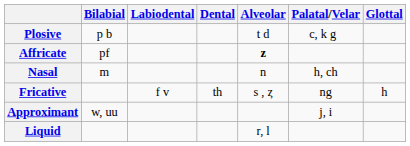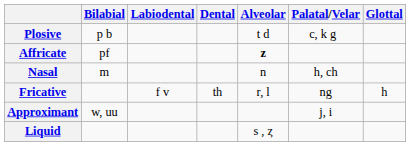(263, 92) s , ȥ -> (263, 92) r, l
(263, 131) r, l -> (263, 131) s , ȥ
